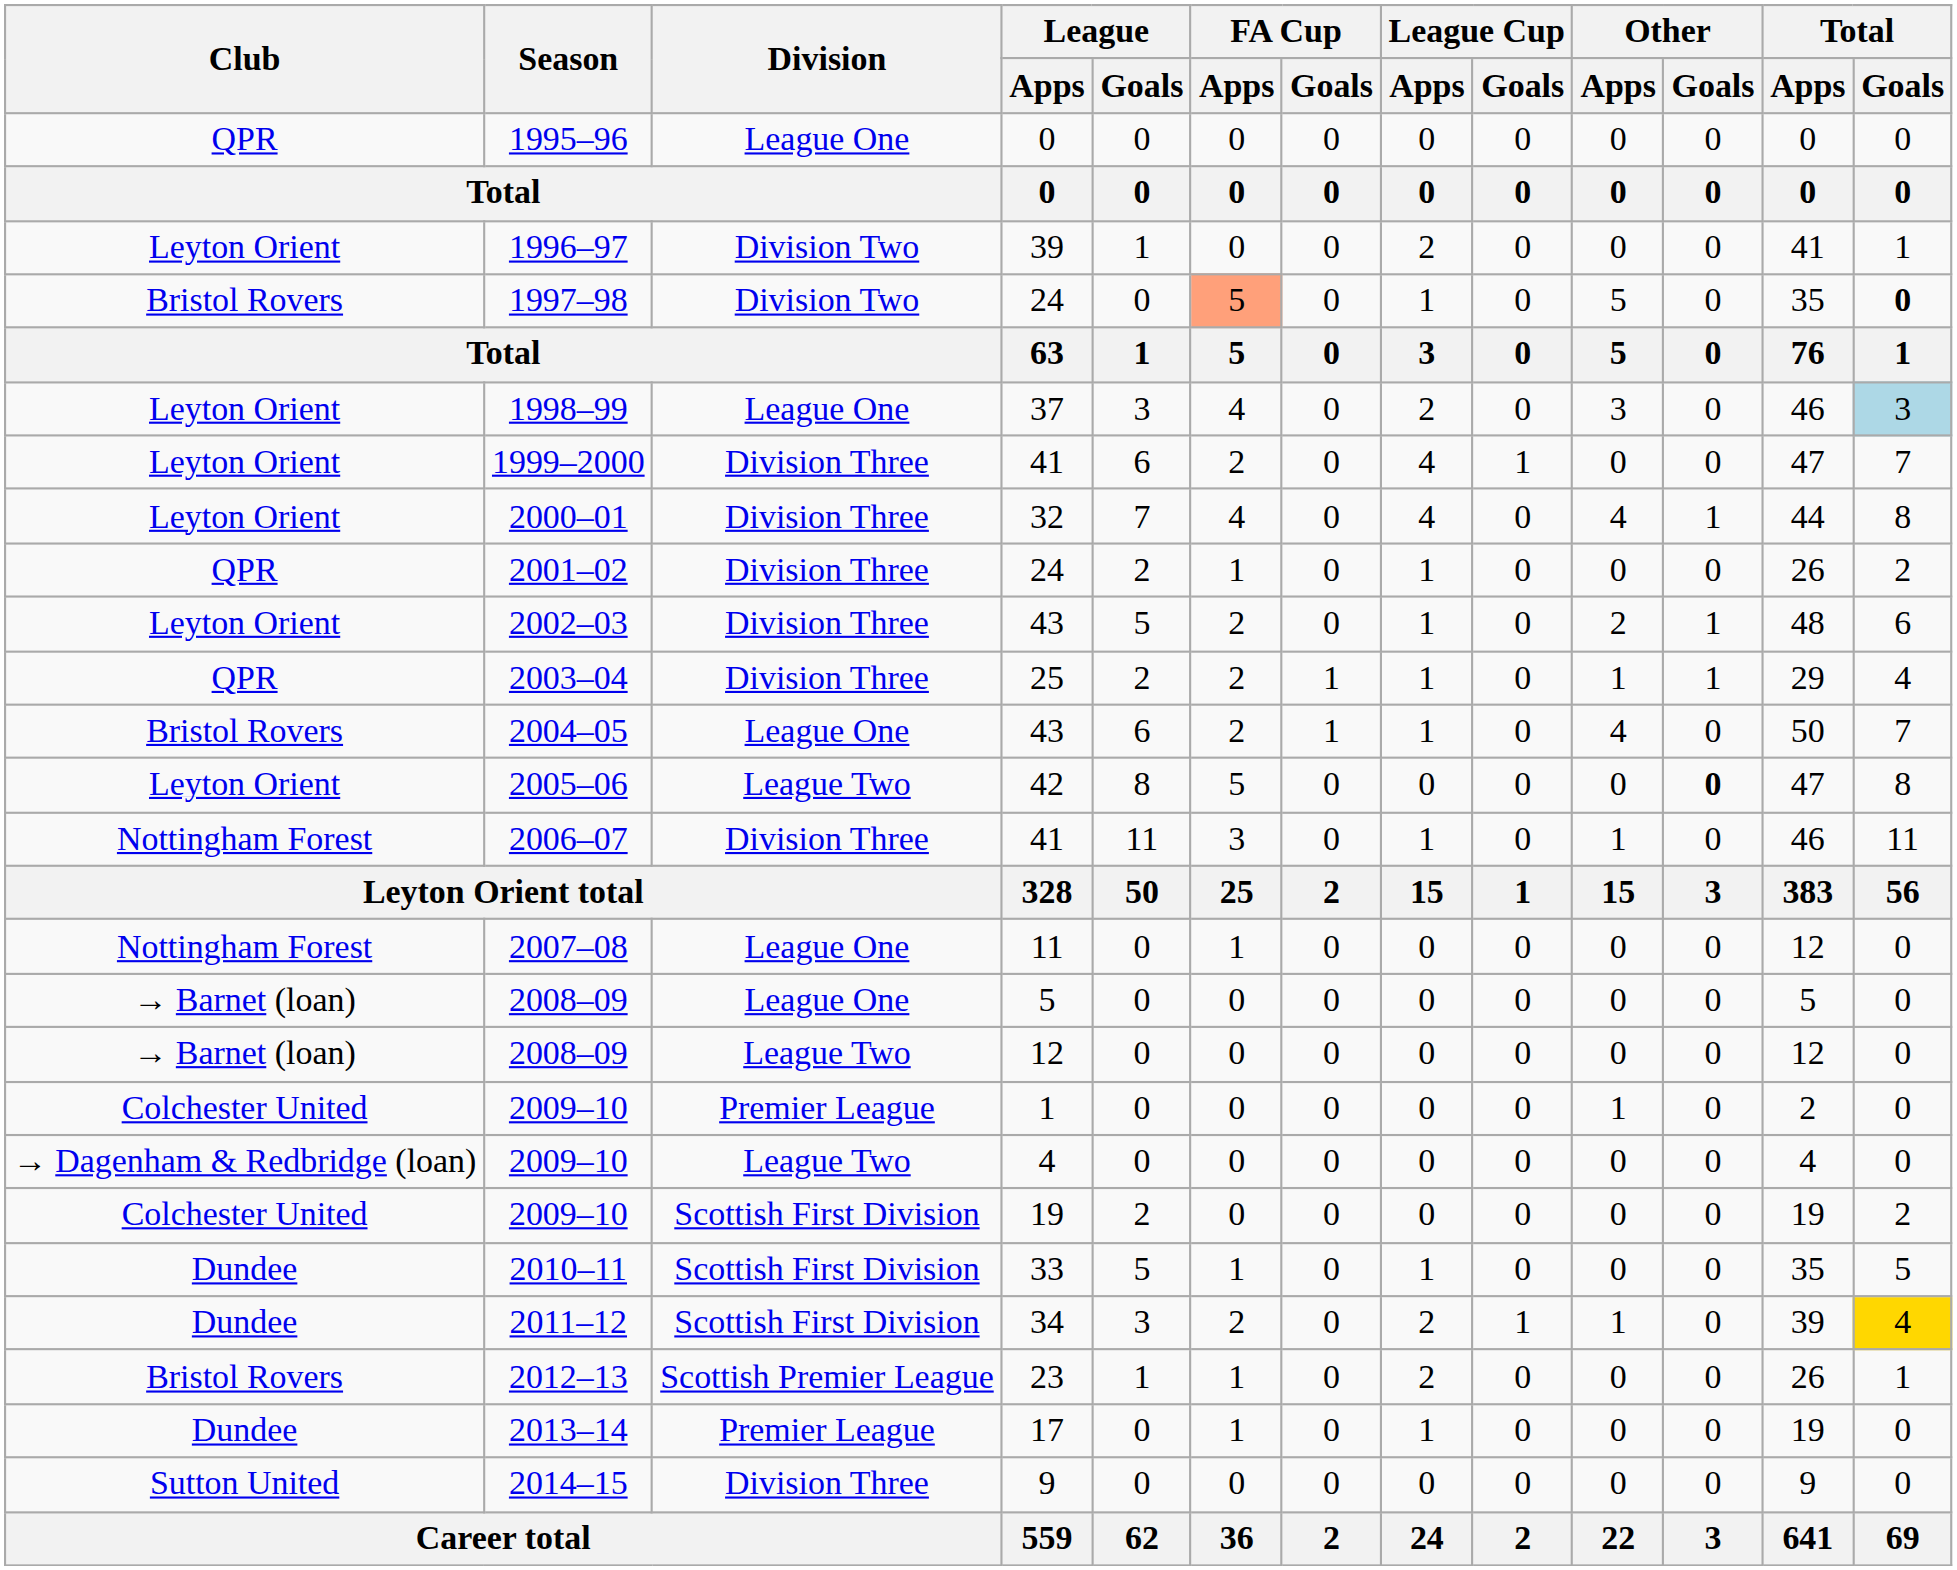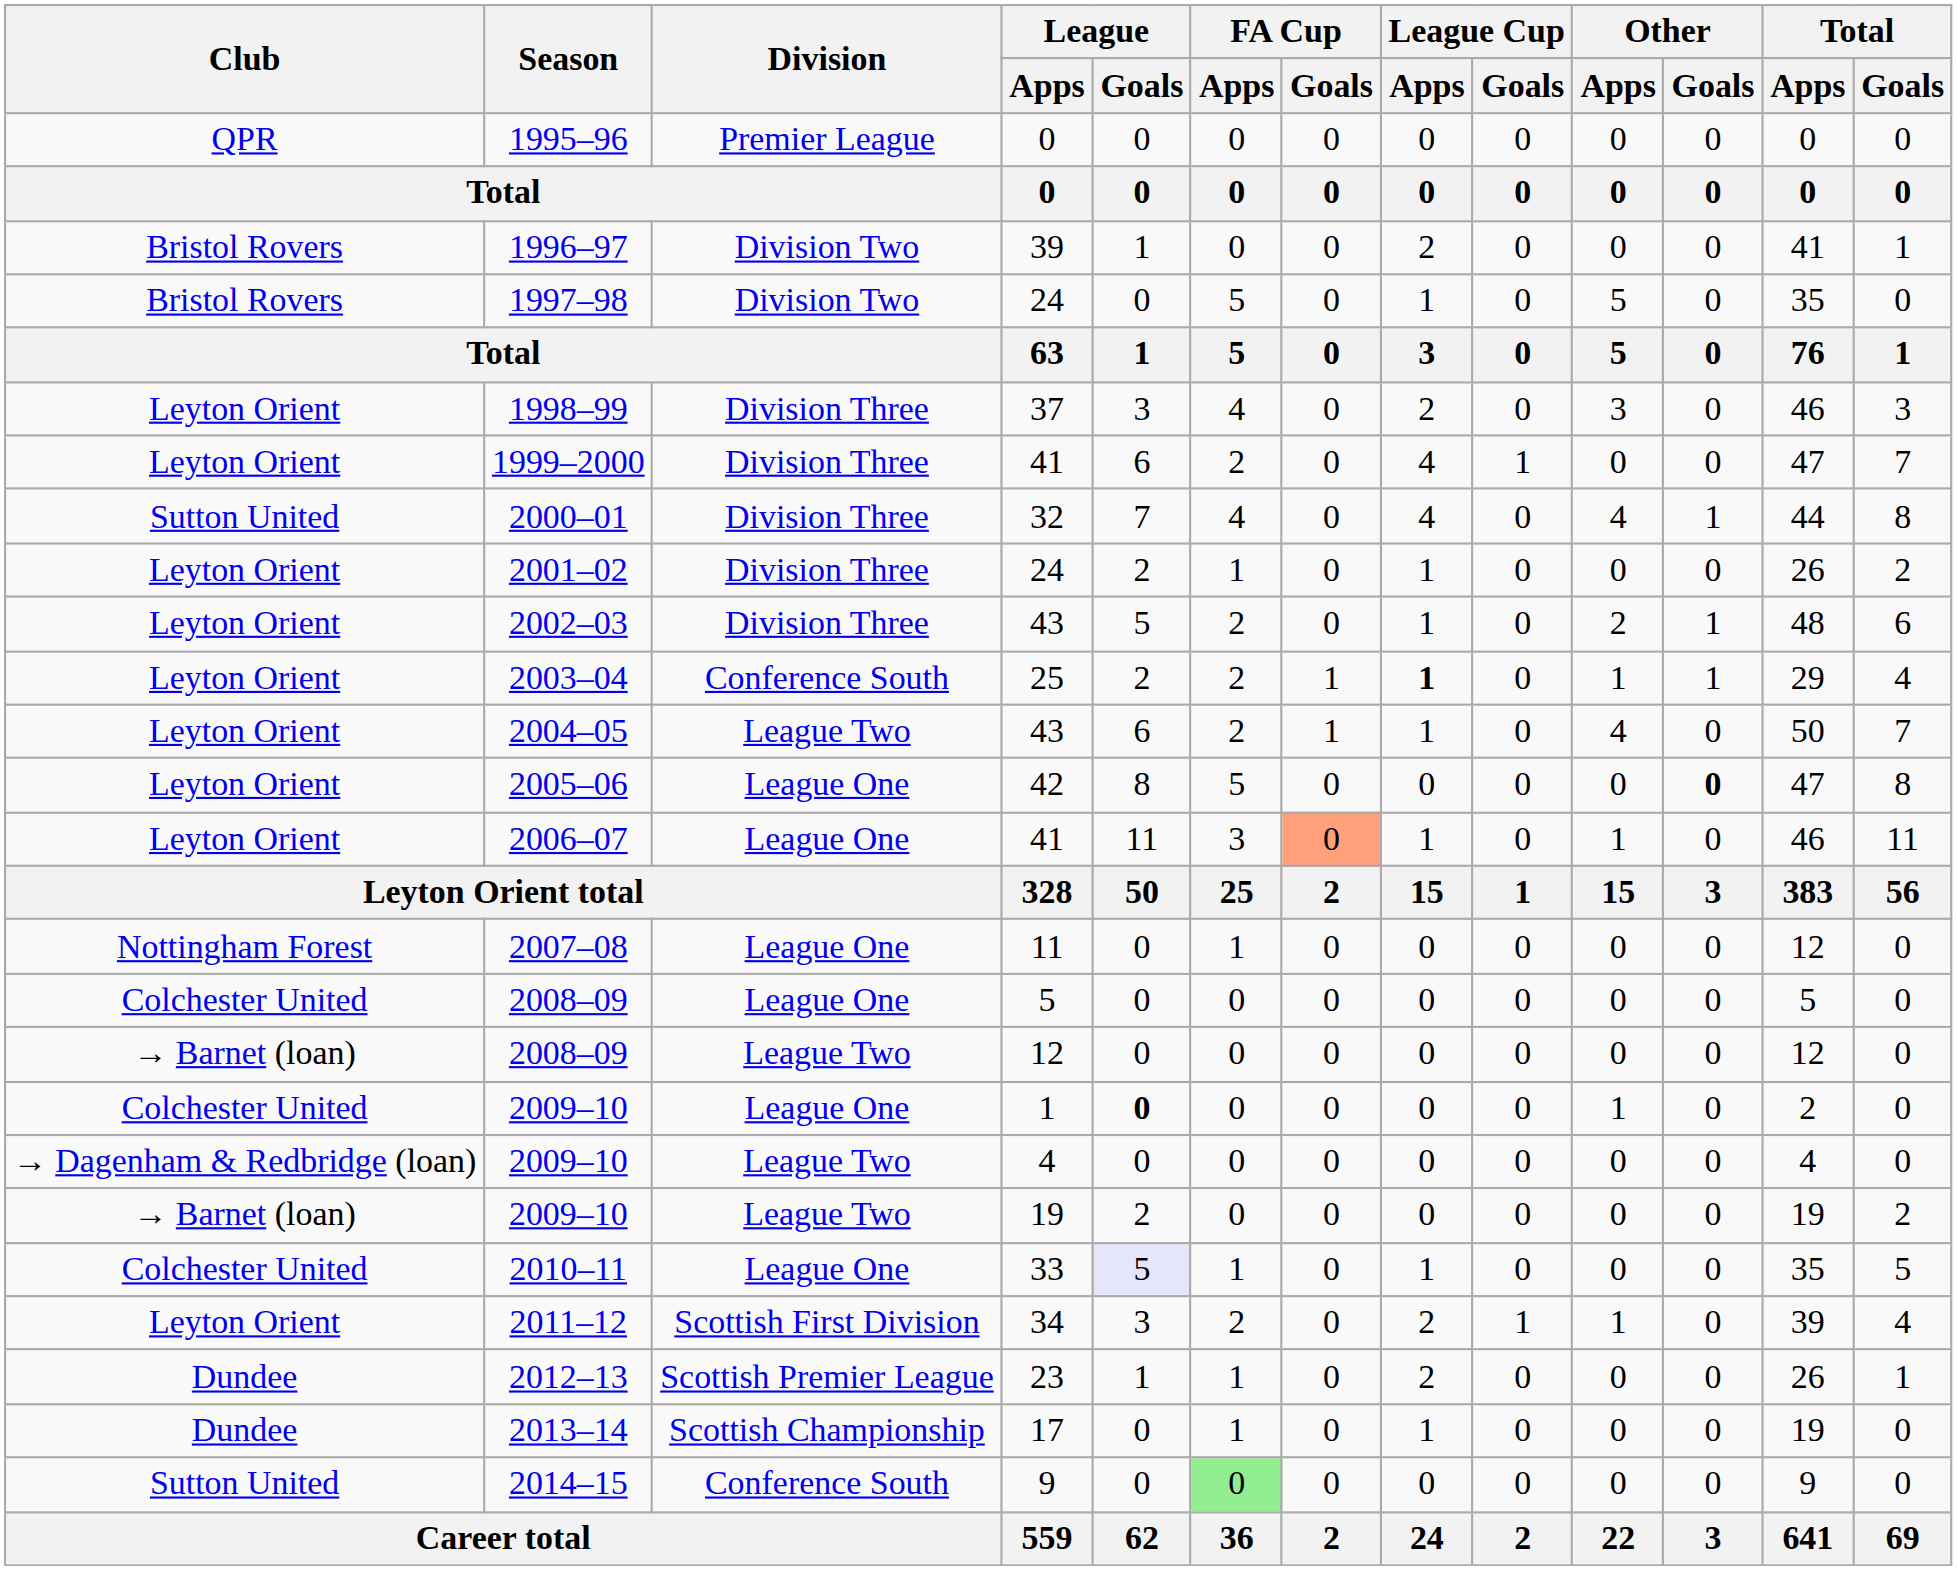(827, 138) League One -> (827, 138) Premier League
(245, 246) Leyton Orient -> (245, 246) Bristol Rovers
(1237, 300) lightsalmon background -> (1237, 300) no background
(1903, 300) bold -> (1903, 300) normal
(827, 407) League One -> (827, 407) Division Three
(1903, 407) lightblue background -> (1903, 407) no background
(245, 515) Leyton Orient -> (245, 515) Sutton United
(245, 569) QPR -> (245, 569) Leyton Orient
(245, 676) QPR -> (245, 676) Leyton Orient
(827, 676) Division Three -> (827, 676) Conference South
(1427, 676) normal -> (1427, 676) bold
(245, 730) Bristol Rovers -> (245, 730) Leyton Orient
(827, 730) League One -> (827, 730) League Two
(827, 784) League Two -> (827, 784) League One
(245, 838) Nottingham Forest -> (245, 838) Leyton Orient
(827, 838) Division Three -> (827, 838) League One
(1332, 838) no background -> (1332, 838) lightsalmon background
(245, 999) → Barnet (loan) -> (245, 999) Colchester United
(827, 1107) Premier League -> (827, 1107) League One
(1142, 1107) normal -> (1142, 1107) bold
(245, 1214) Colchester United -> (245, 1214) → Barnet (loan)
(827, 1214) Scottish First Division -> (827, 1214) League Two
(245, 1268) Dundee -> (245, 1268) Colchester United
(827, 1268) Scottish First Division -> (827, 1268) League One
(1142, 1268) no background -> (1142, 1268) lavender background
(245, 1322) Dundee -> (245, 1322) Leyton Orient
(1903, 1322) gold background -> (1903, 1322) no background
(245, 1376) Bristol Rovers -> (245, 1376) Dundee
(827, 1430) Premier League -> (827, 1430) Scottish Championship
(827, 1483) Division Three -> (827, 1483) Conference South
(1237, 1483) no background -> (1237, 1483) lightgreen background
